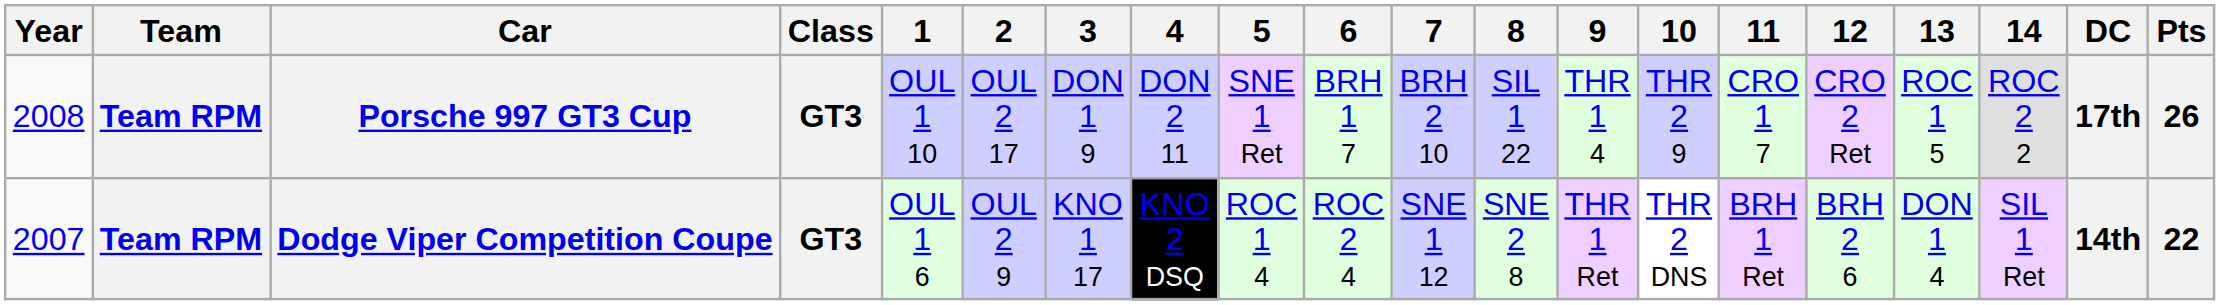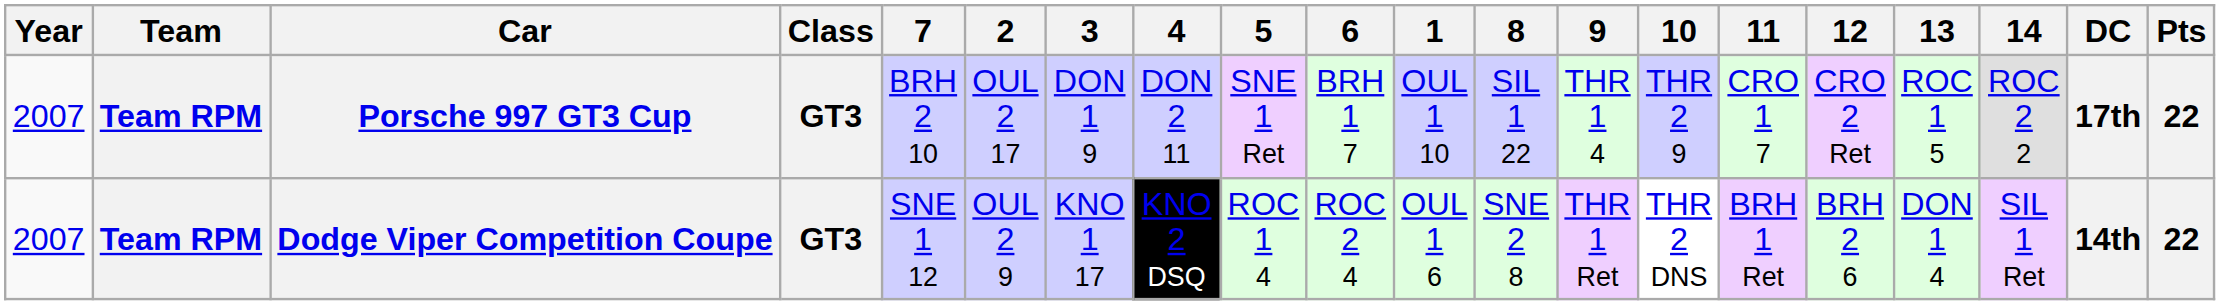columns swapped: (922, 30) <-> (1434, 30)
(49, 117) 2008 -> (49, 117) 2007
(2181, 117) 26 -> (2181, 117) 22
